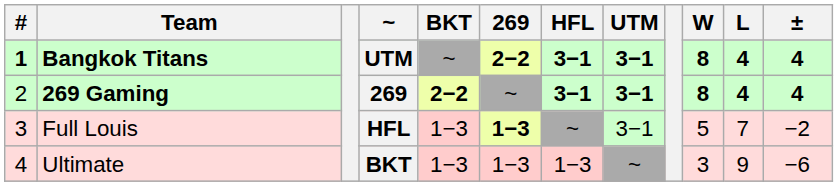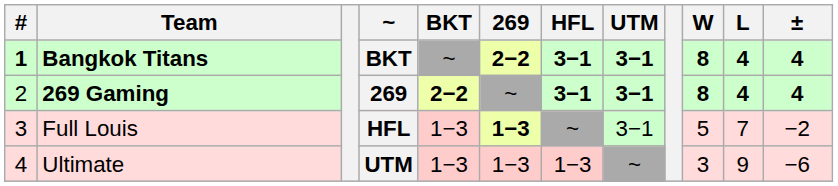(389, 58) UTM -> (389, 58) BKT
(389, 164) BKT -> (389, 164) UTM
